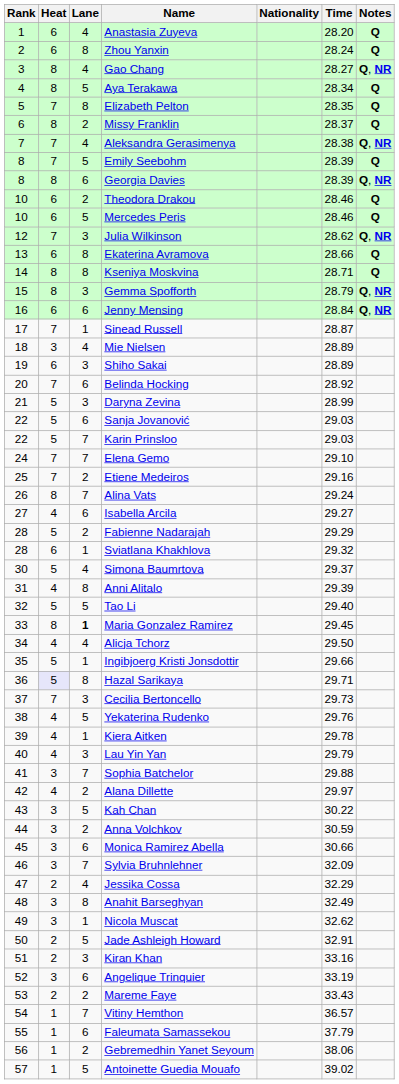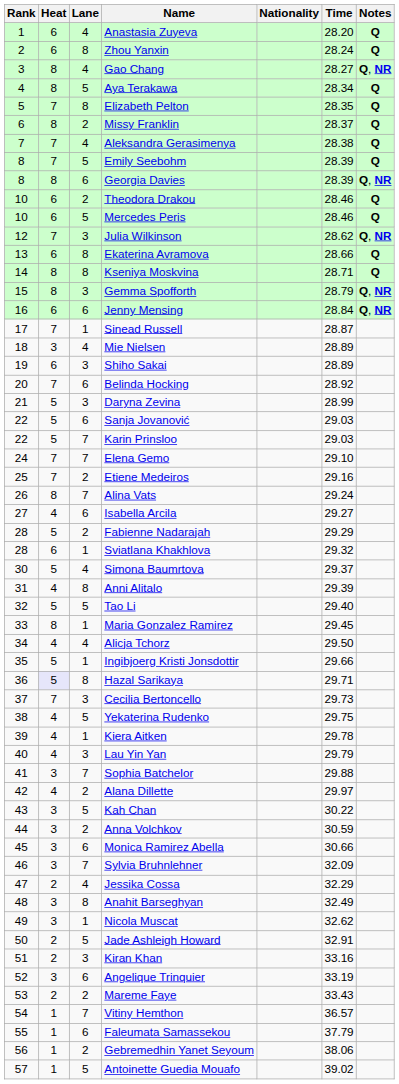(375, 143) Q, NR -> (375, 143) Q
(85, 625) bold -> (85, 625) normal
(339, 717) 29.76 -> (339, 717) 29.75
